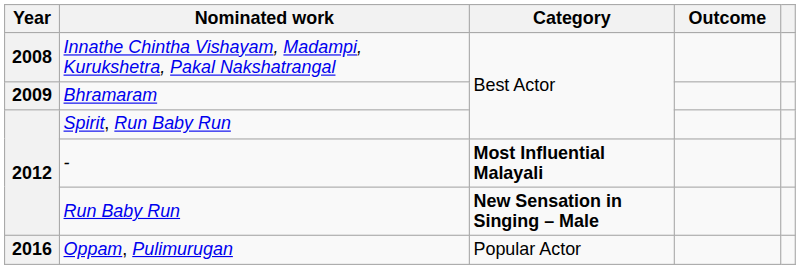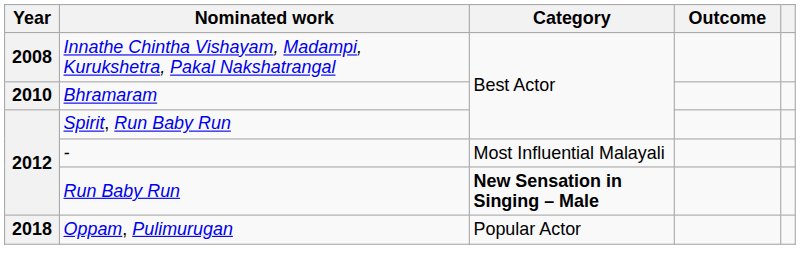(32, 95) 2009 -> (32, 95) 2010
(539, 162) bold -> (569, 152) normal
(32, 249) 2016 -> (32, 229) 2018
